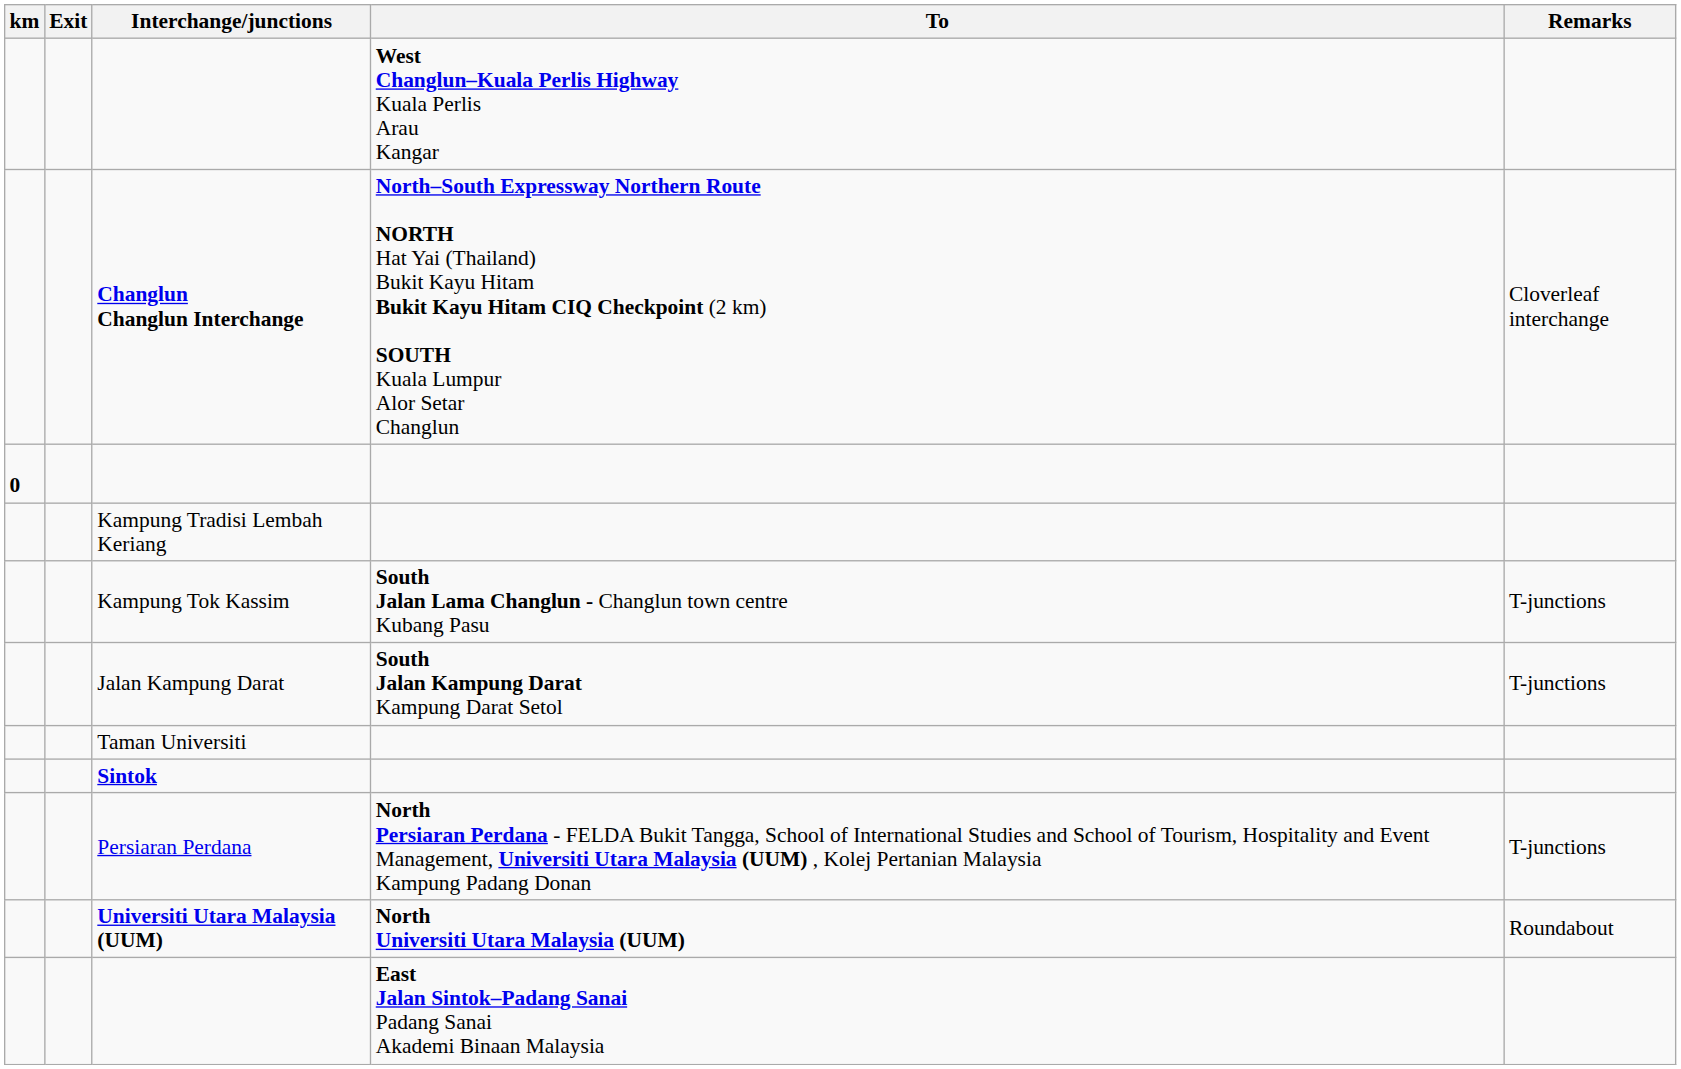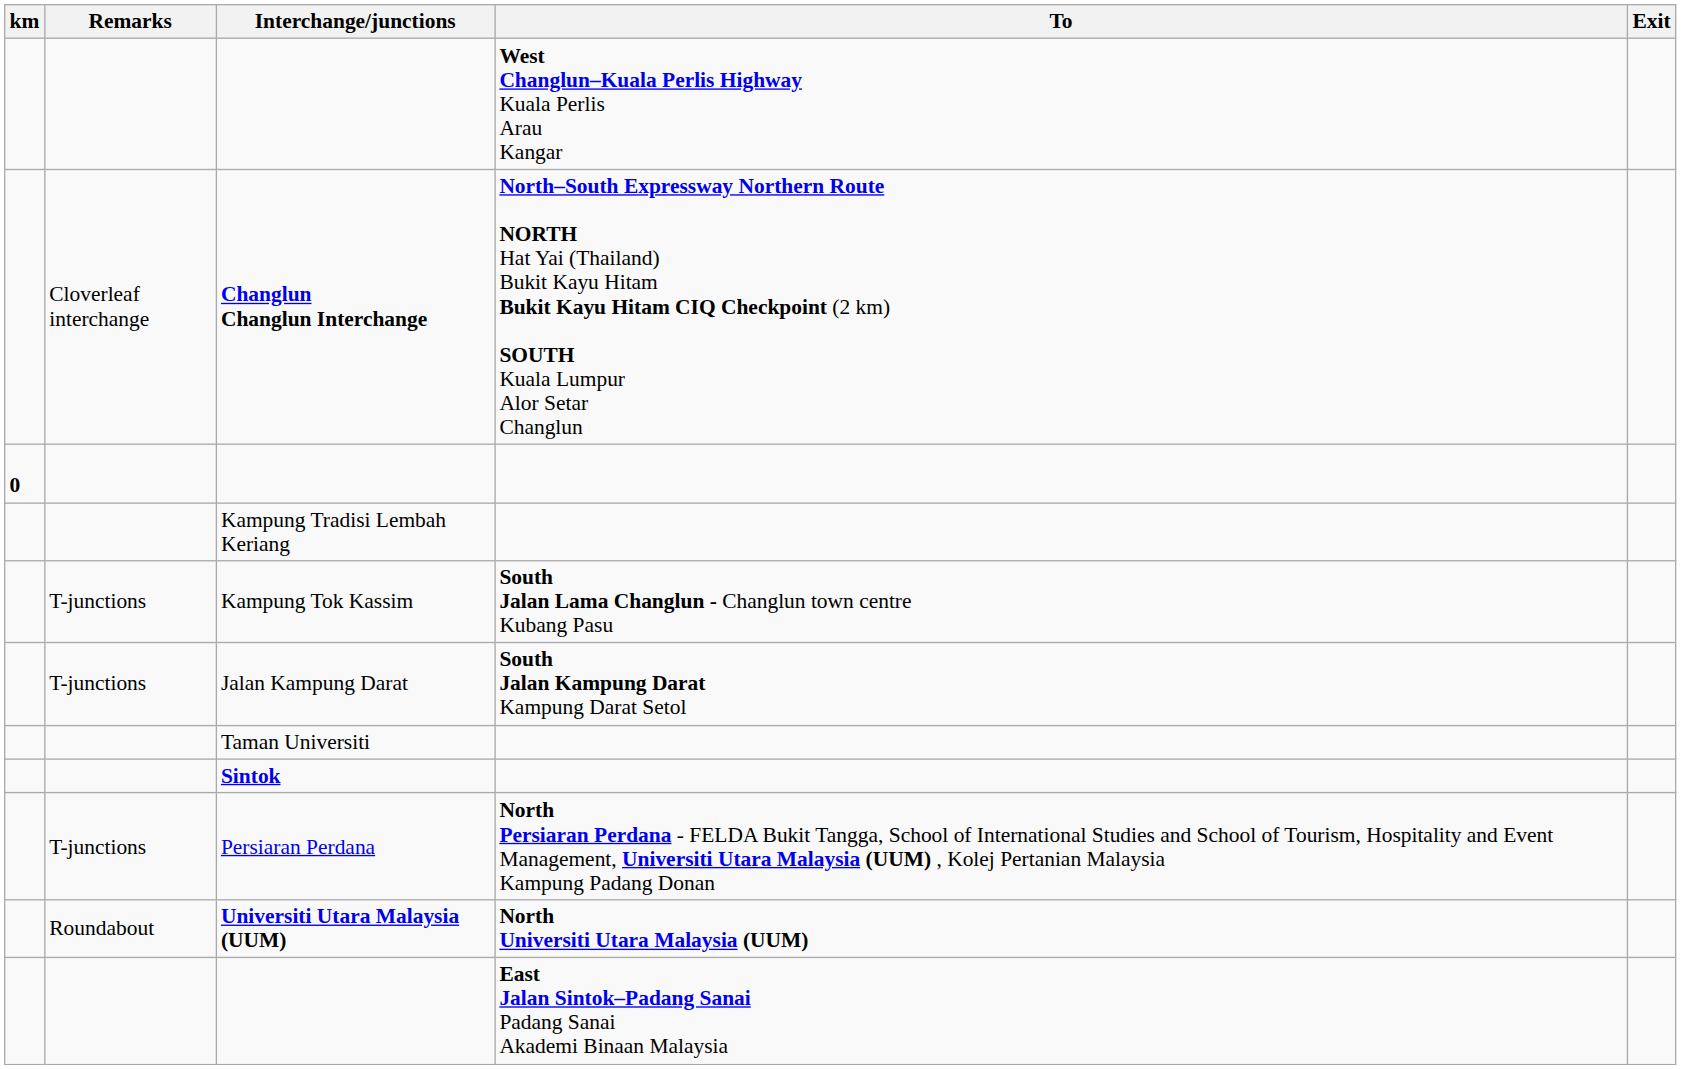columns swapped: (68, 21) <-> (1590, 21)
